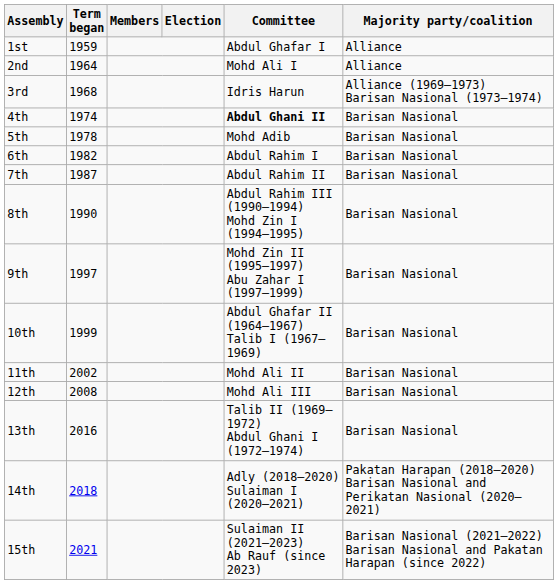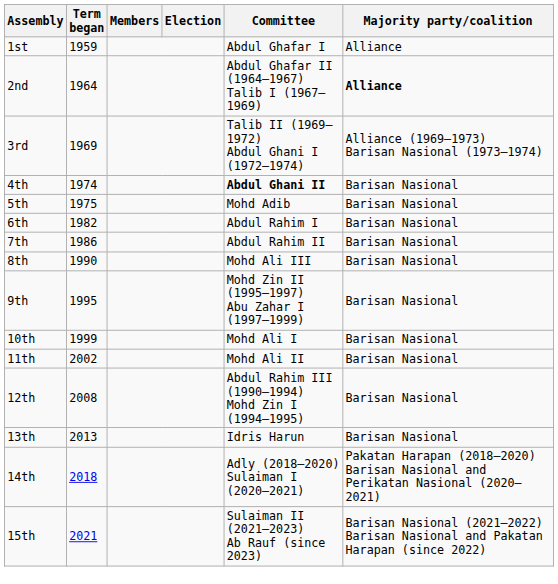(262, 66) Mohd Ali I -> (280, 86) Abdul Ghafar II (1964–1967) Talib I (1967–1969)
(374, 66) normal -> (374, 86) bold
(83, 91) 1968 -> (83, 145) 1969
(266, 91) Idris Harun -> (280, 145) Talib II (1969–1972) Abdul Ghani I (1972–1974)
(83, 136) 1978 -> (83, 204) 1975
(83, 174) 1987 -> (83, 242) 1986
(280, 214) Abdul Rahim III (1990–1994) Mohd Zin I (1994–1995) -> (269, 261) Mohd Ali III
(83, 273) 1997 -> (83, 300) 1995
(280, 333) Abdul Ghafar II (1964–1967) Talib I (1967–1969) -> (262, 340) Mohd Ali I
(269, 391) Mohd Ali III -> (280, 398) Abdul Rahim III (1990–1994) Mohd Zin I (1994–1995)
(83, 431) 2016 -> (83, 437) 2013
(280, 431) Talib II (1969–1972) Abdul Ghani I (1972–1974) -> (266, 437) Idris Harun
